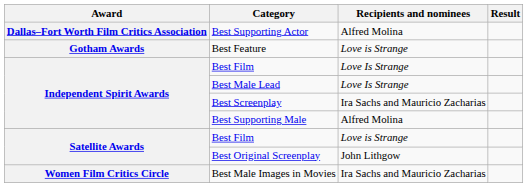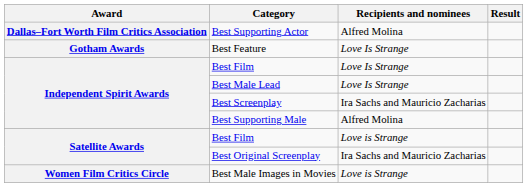(374, 49) Love is Strange -> (375, 49) Love Is Strange
(371, 155) John Lithgow -> (413, 155) Ira Sachs and Mauricio Zacharias
(413, 173) Ira Sachs and Mauricio Zacharias -> (374, 173) Love is Strange
